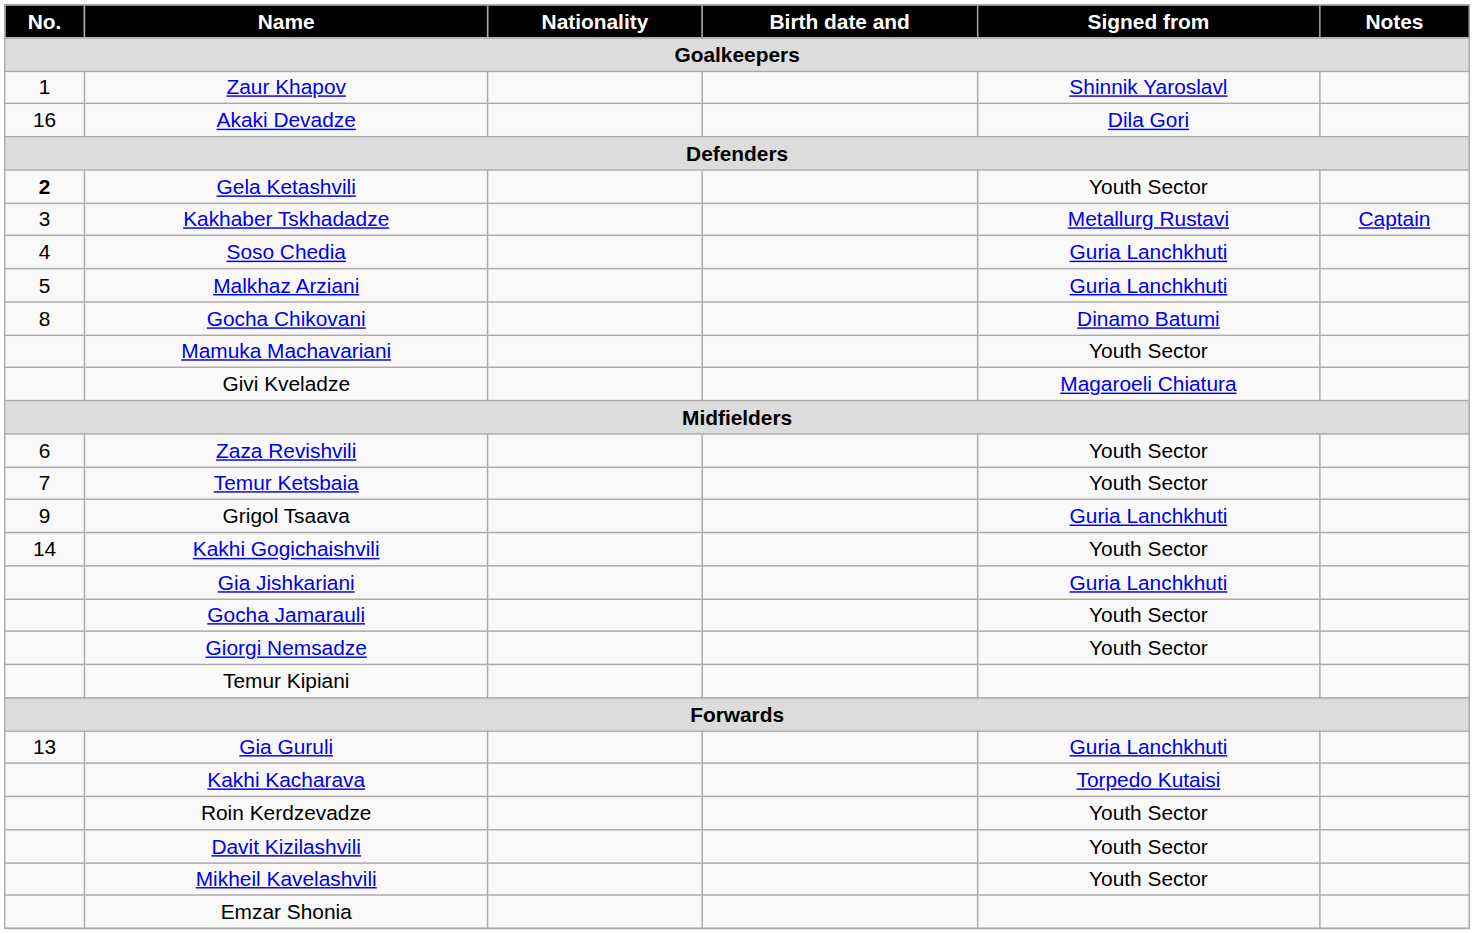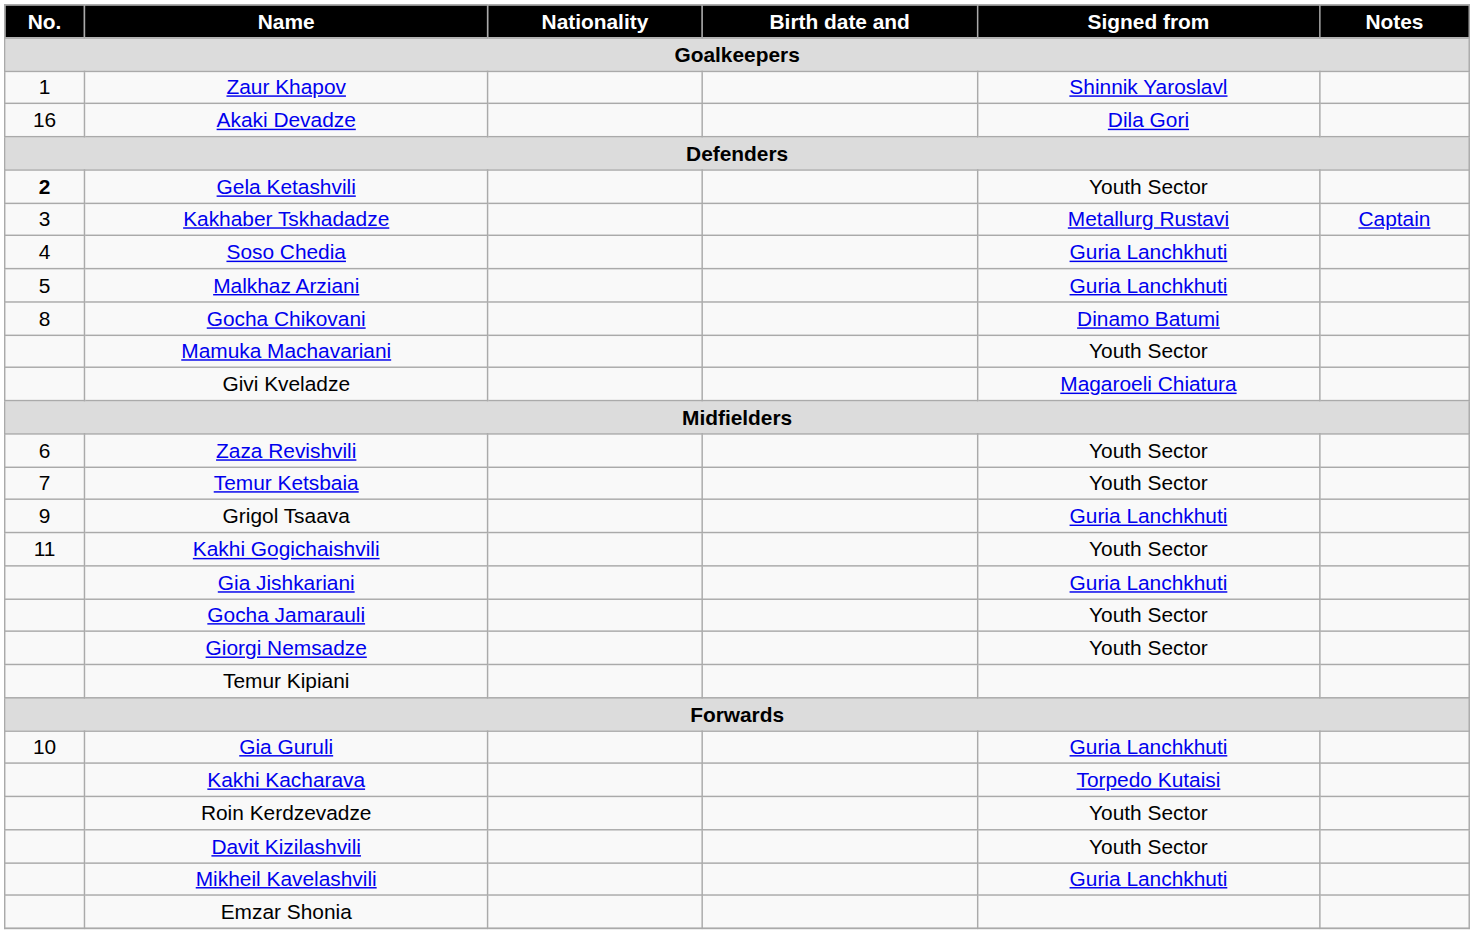(45, 549) 14 -> (45, 549) 11
(45, 747) 13 -> (45, 747) 10
(1148, 879) Youth Sector -> (1148, 879) Guria Lanchkhuti
